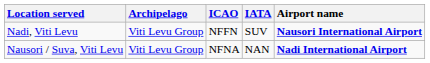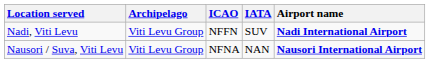(349, 31) Nausori International Airport -> (342, 31) Nadi International Airport
(342, 49) Nadi International Airport -> (349, 49) Nausori International Airport
